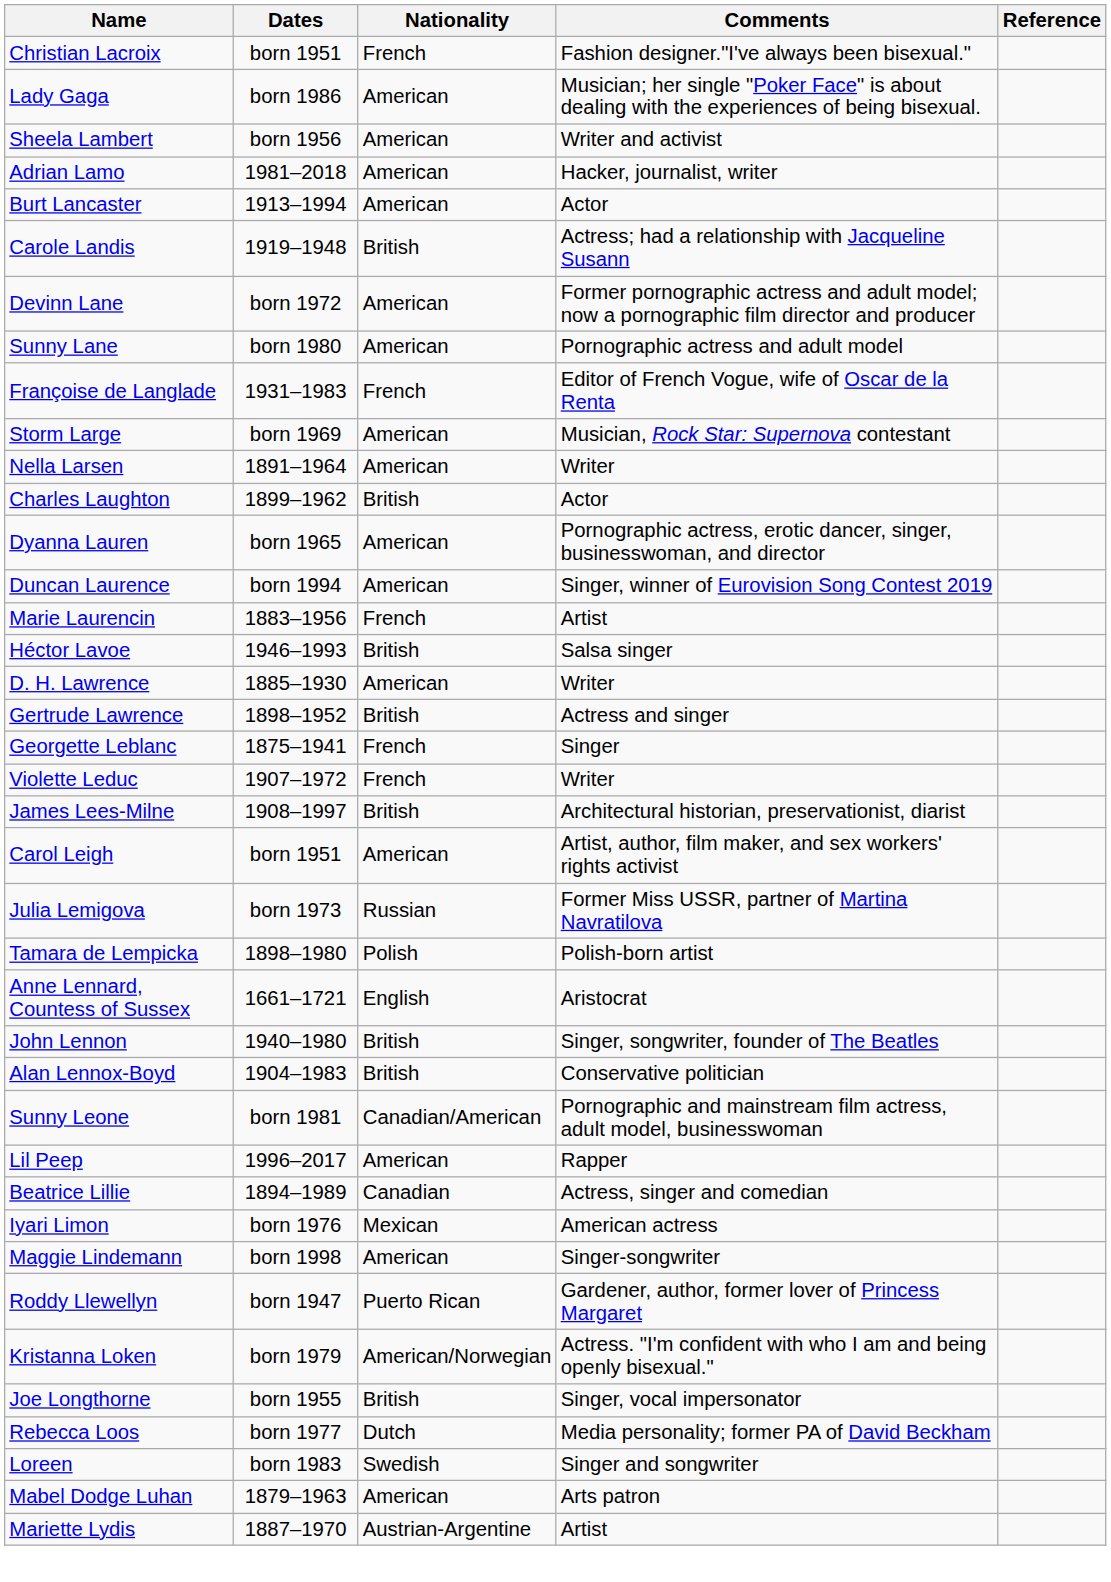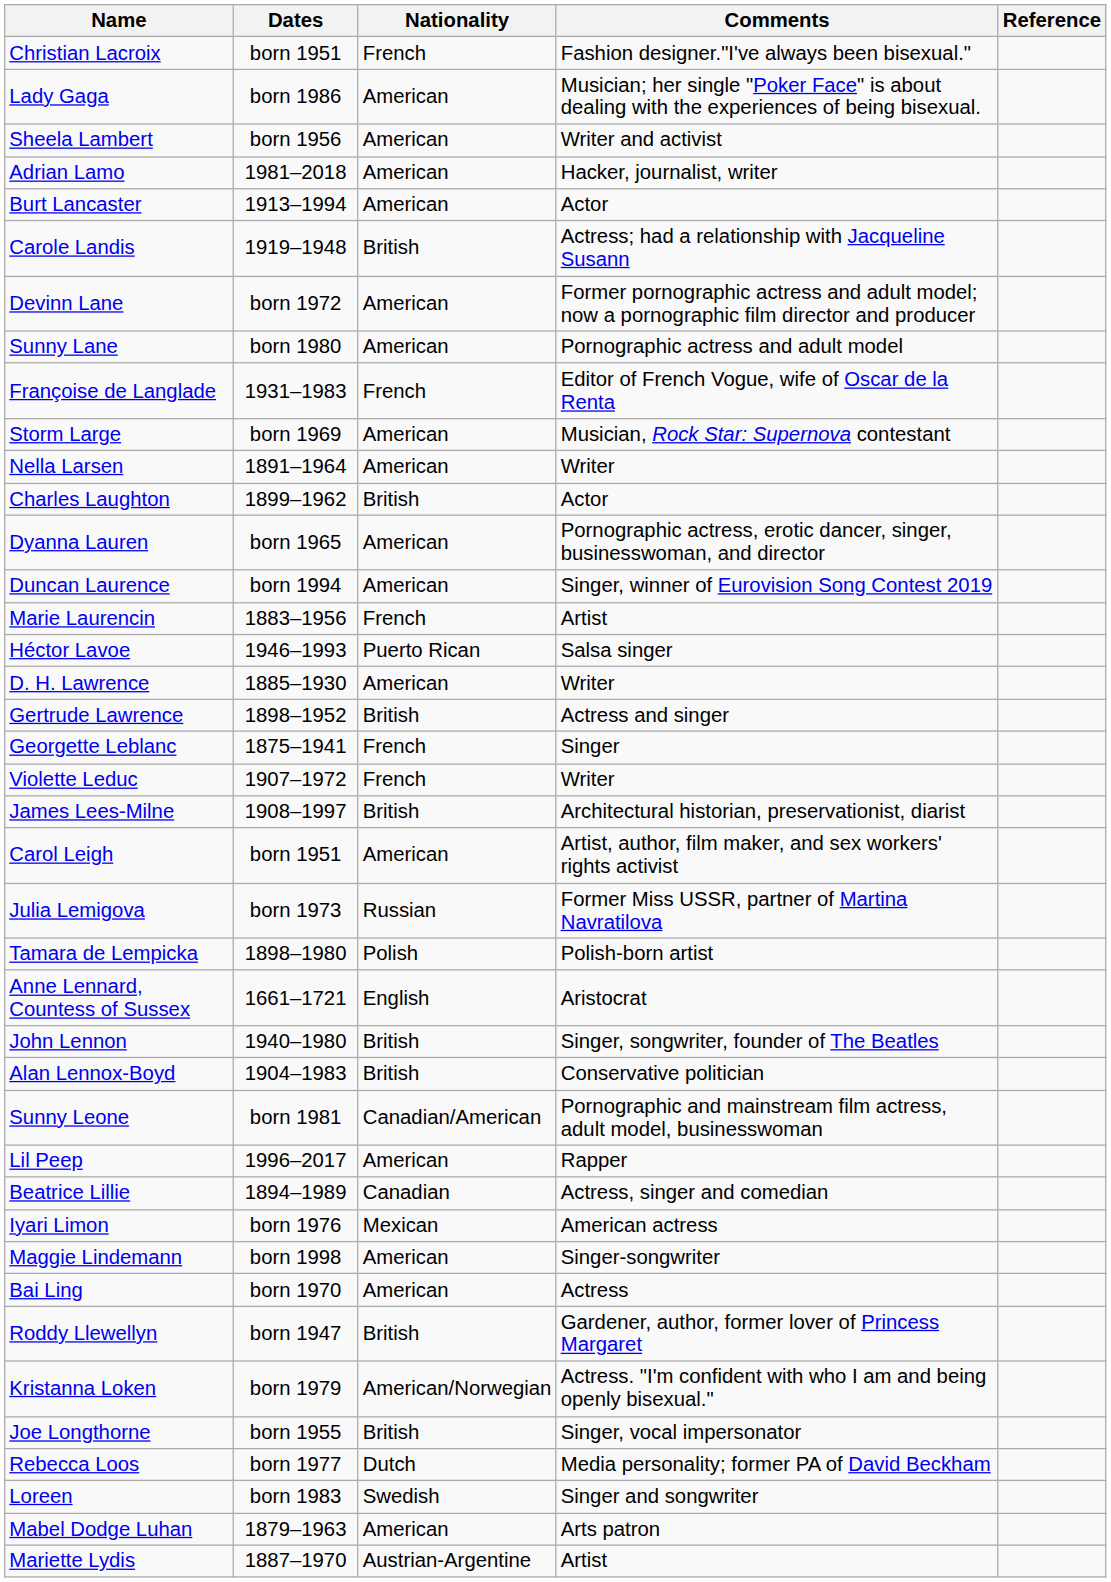(391, 650) British -> (421, 650) Puerto Rican
+ row: (46, 1289)
(421, 1301) Puerto Rican -> (391, 1333) British
